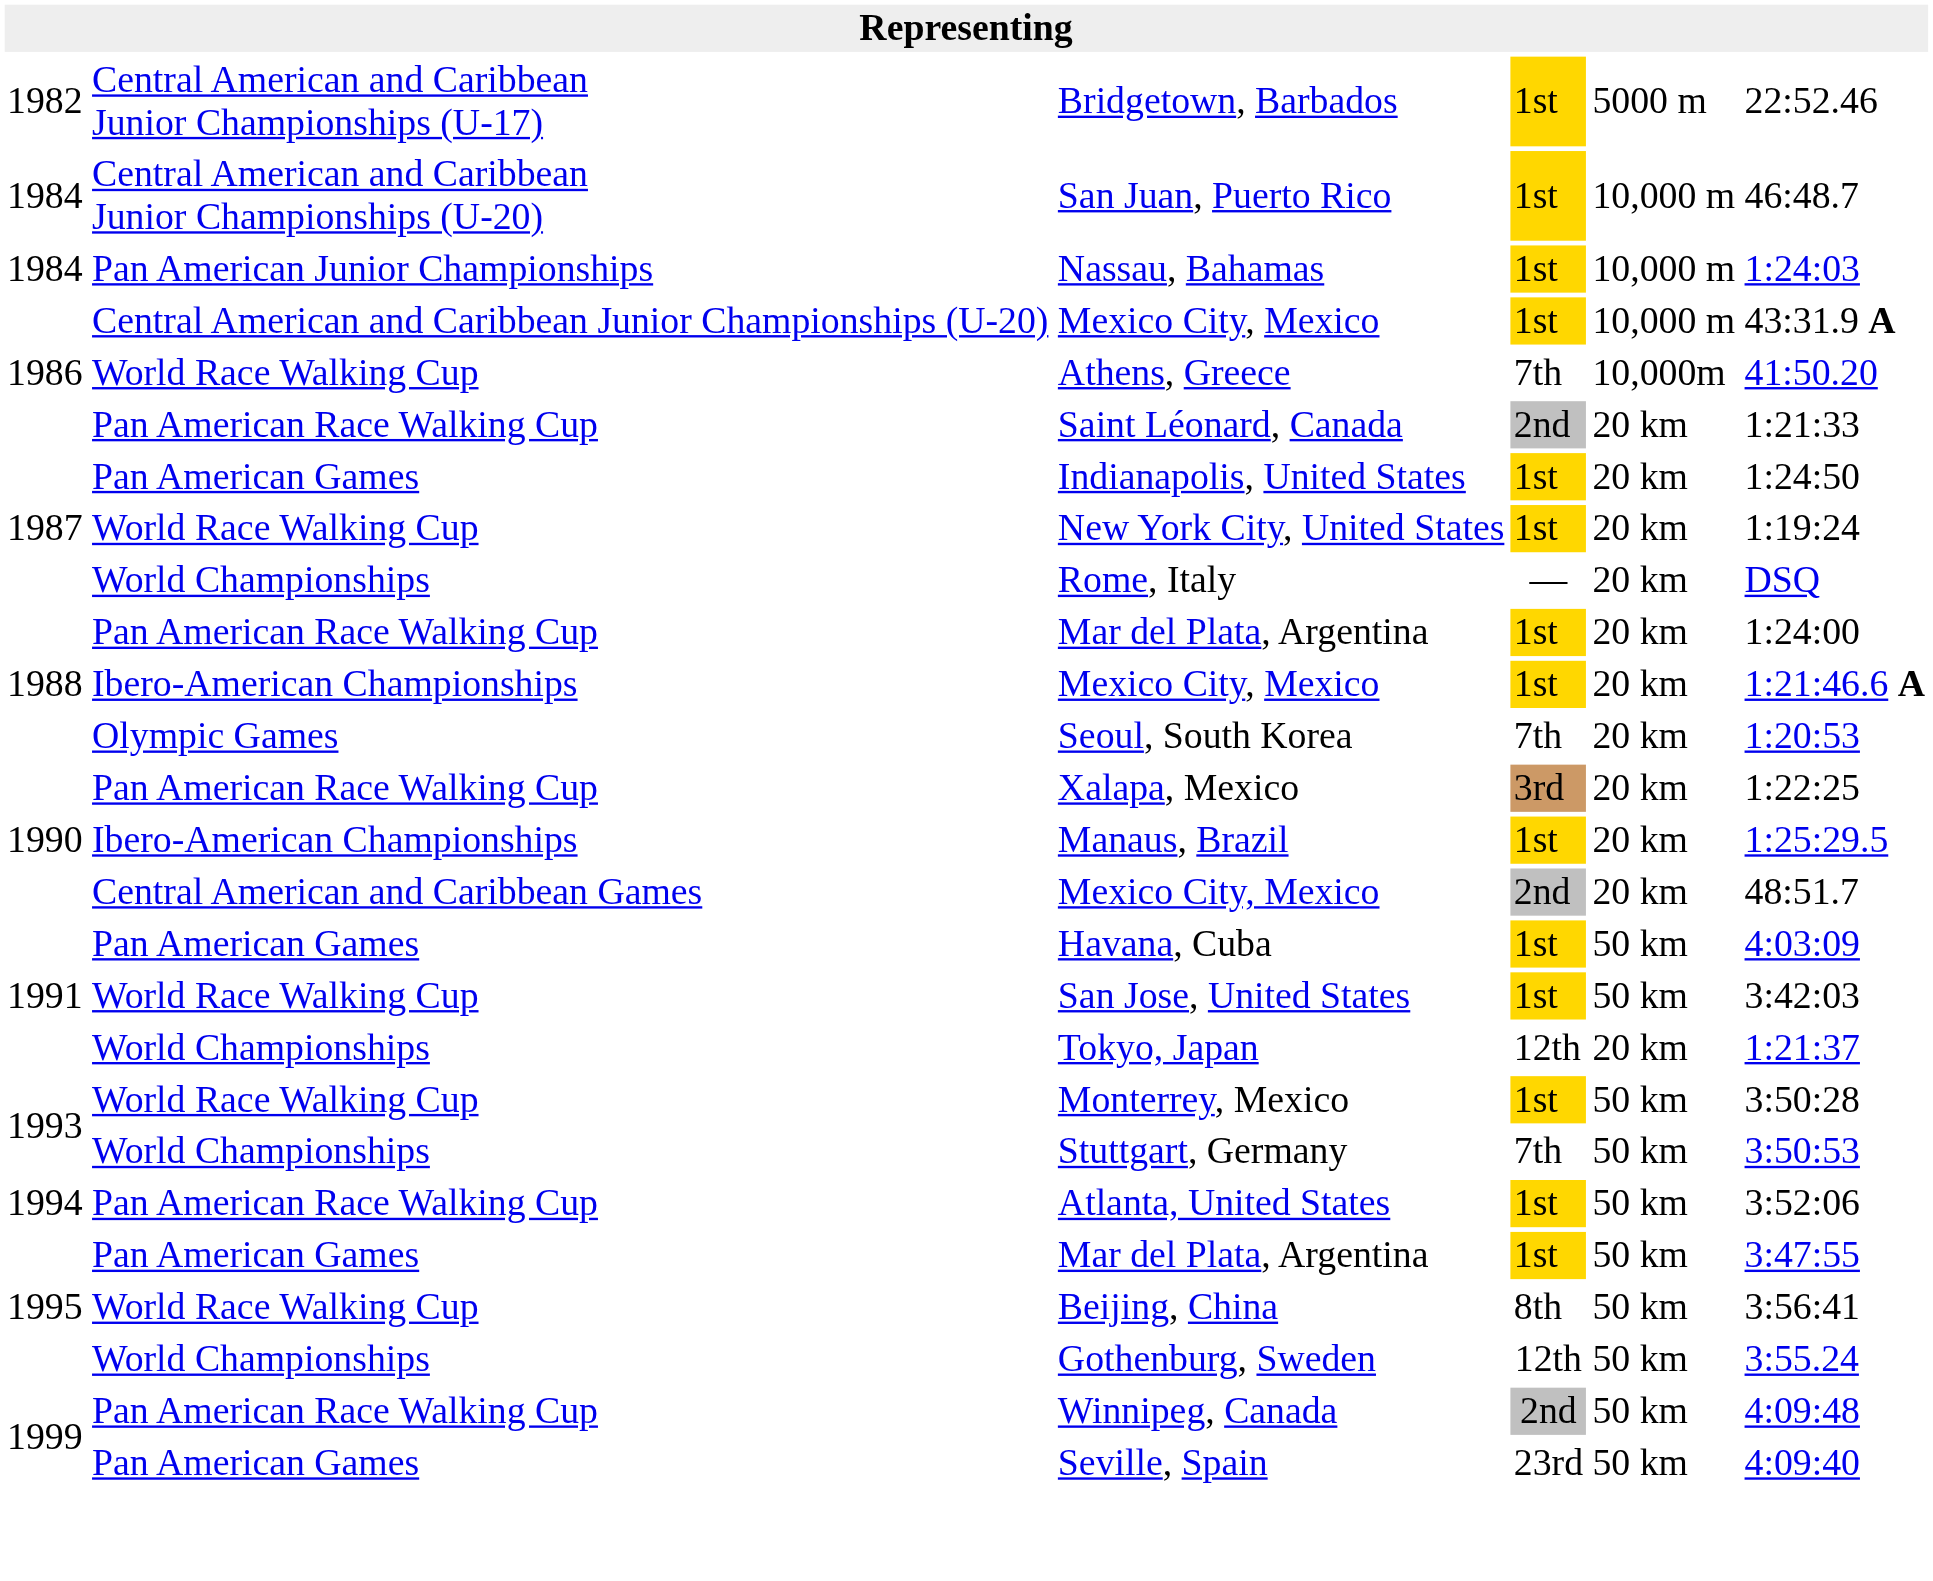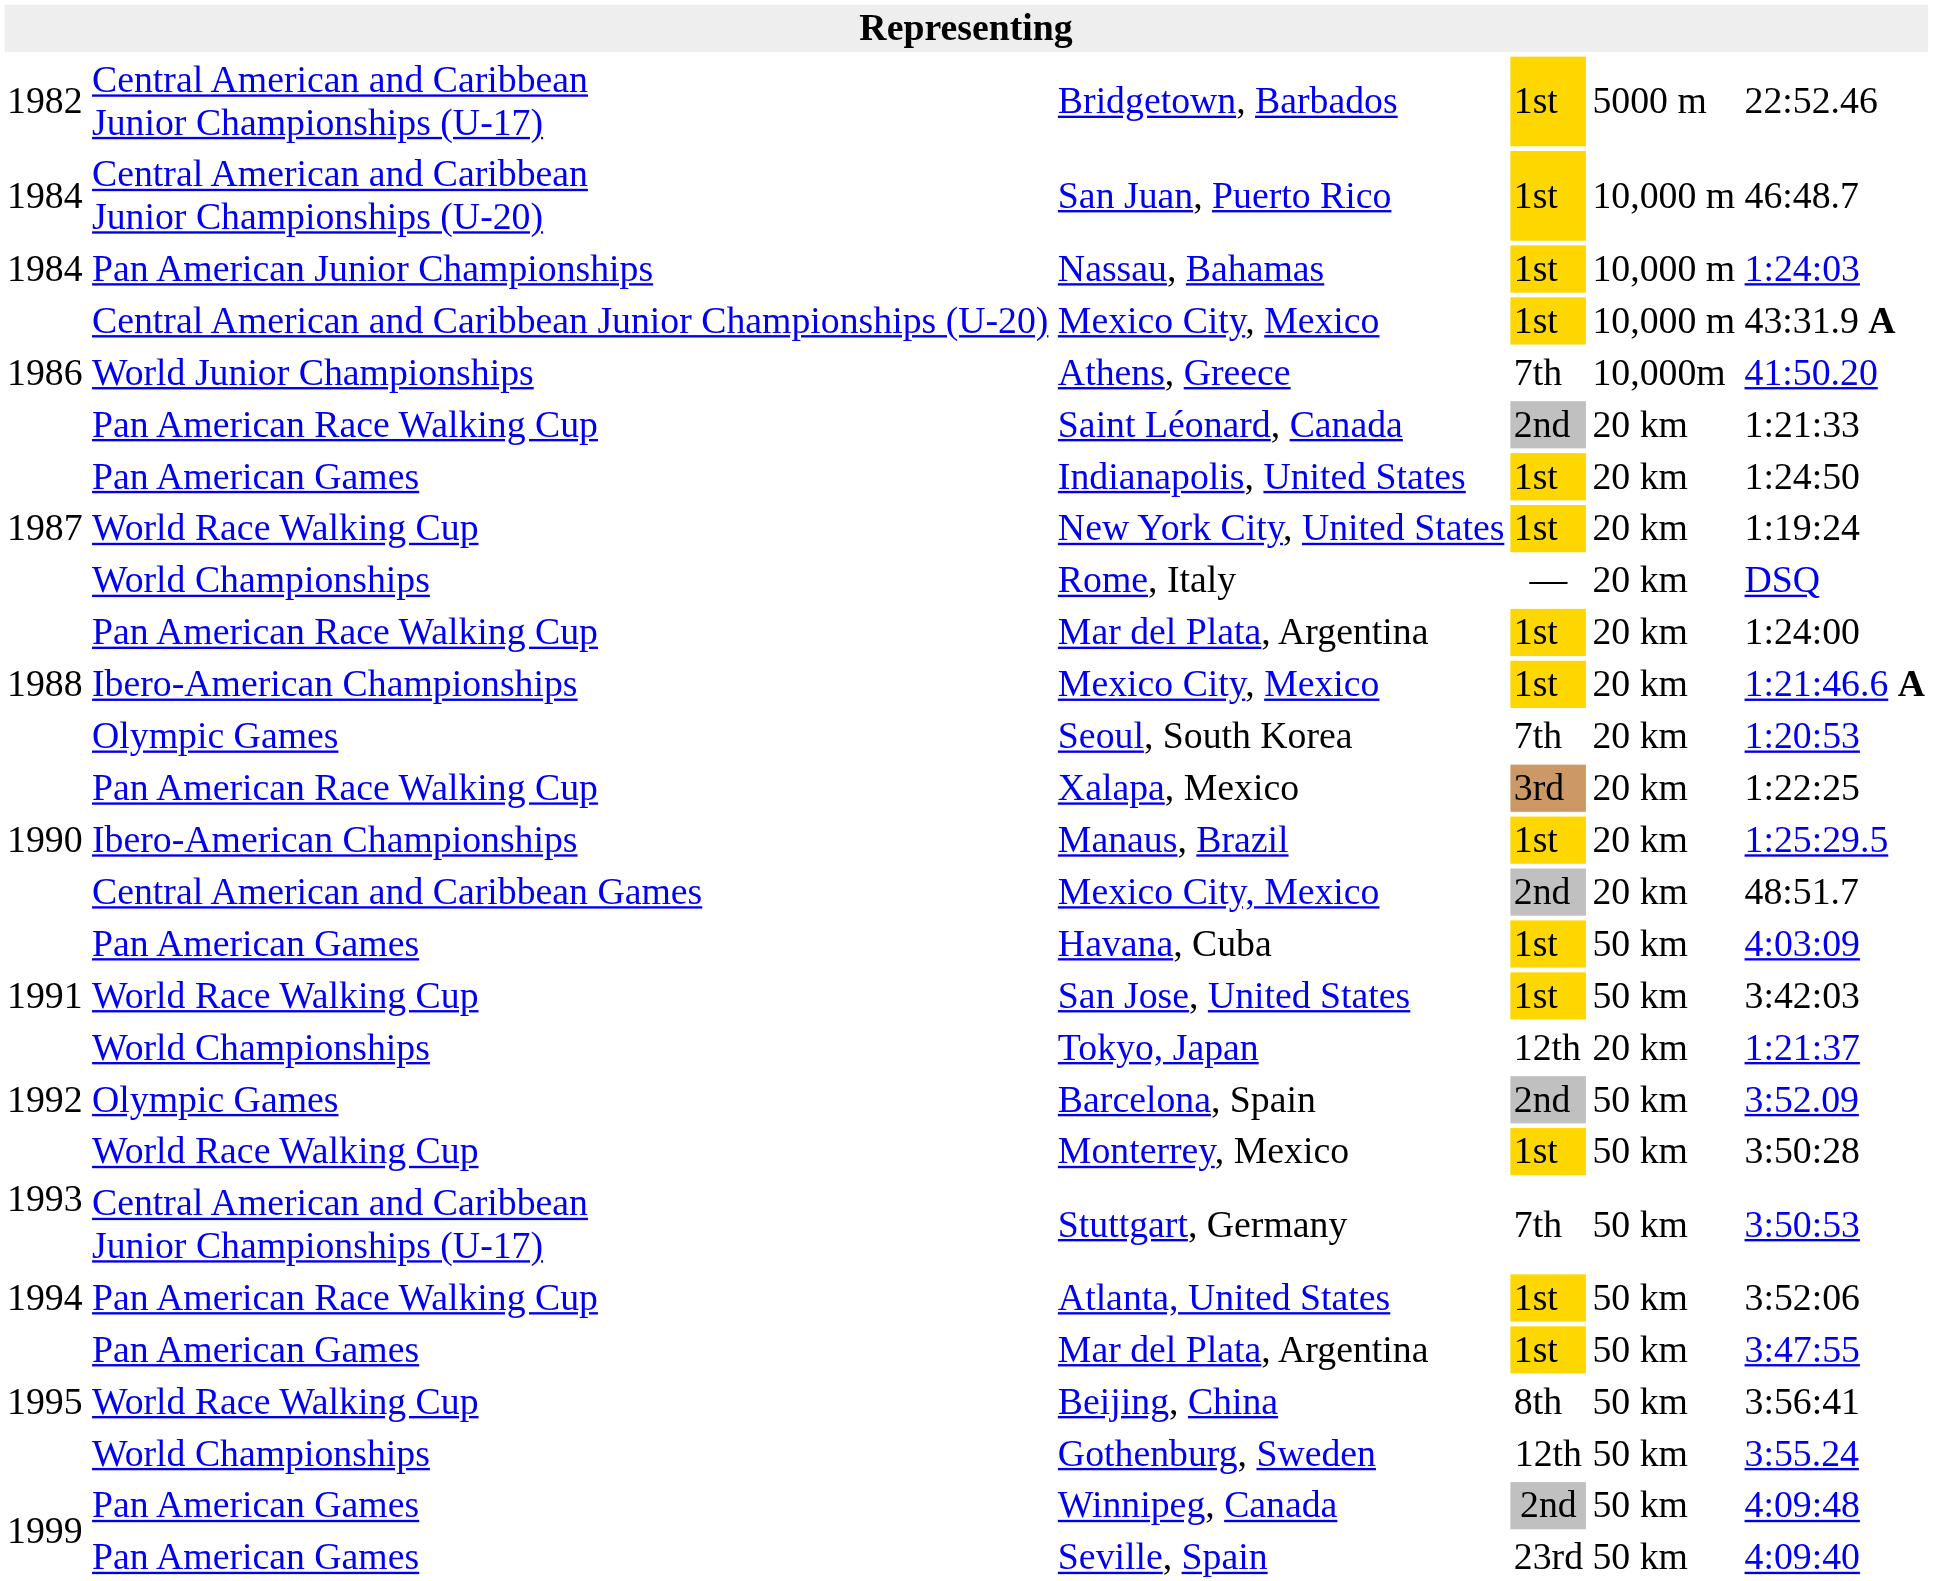(285, 372) World Race Walking Cup -> (313, 372) World Junior Championships
+ row: (45, 1099)
(261, 1150) World Championships -> (340, 1224) Central American and Caribbean Junior Championships (U-17)
(345, 1410) Pan American Race Walking Cup -> (256, 1504) Pan American Games
